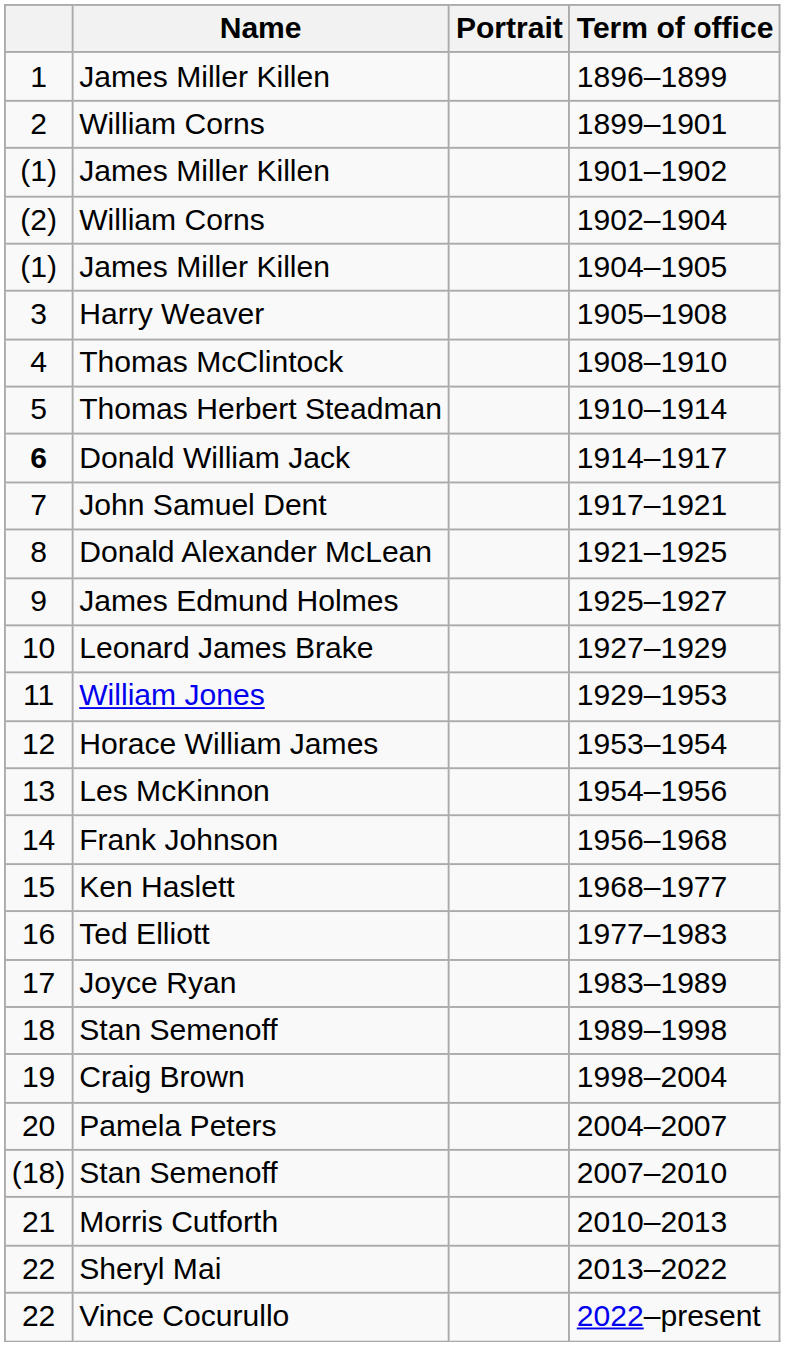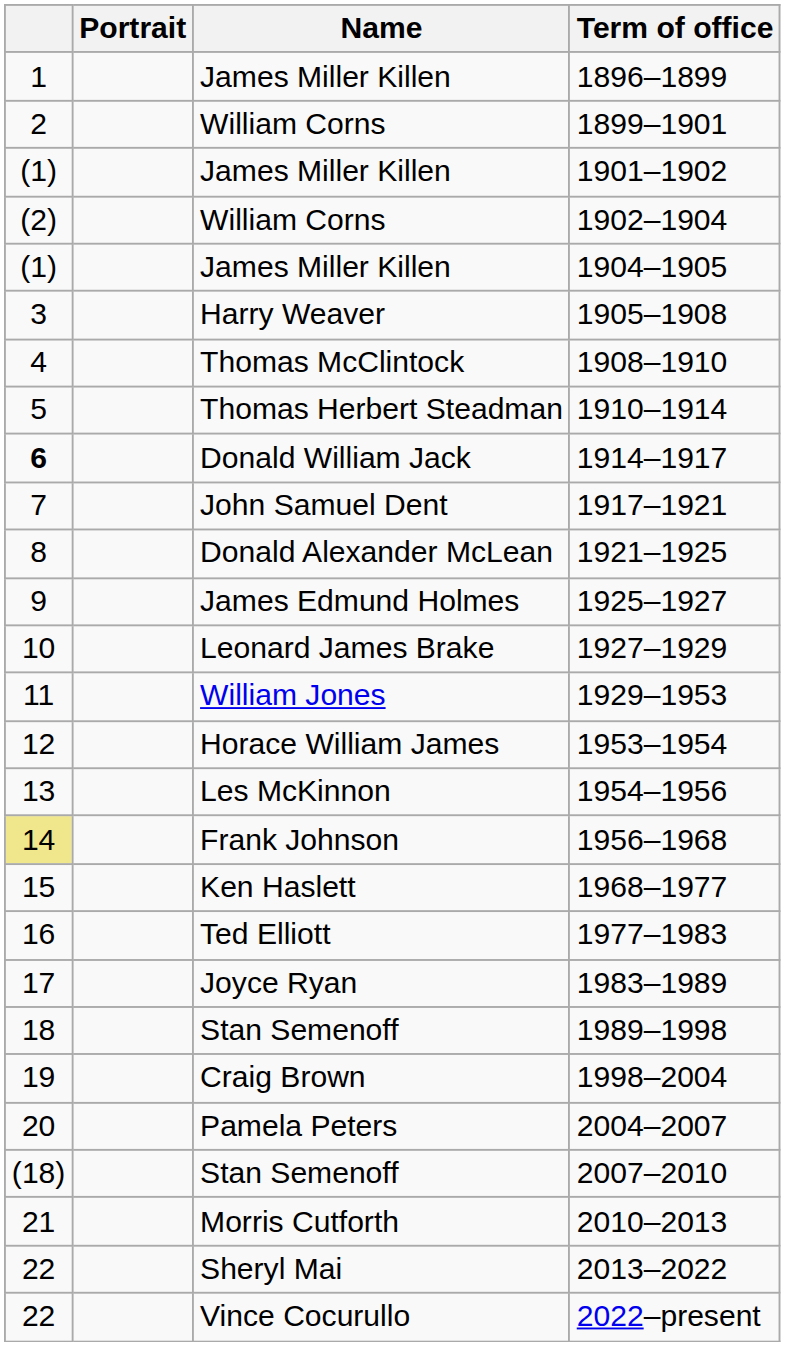columns swapped: (261, 28) <-> (509, 28)
(39, 839) no background -> (39, 839) khaki background
